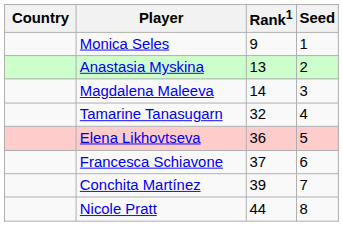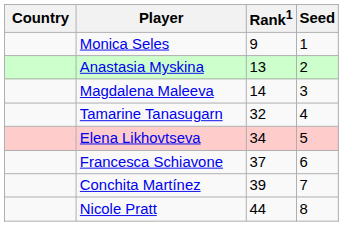(258, 138) 36 -> (258, 138) 34
